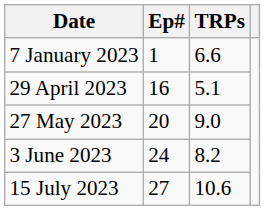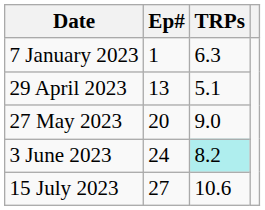(208, 54) 6.6 -> (208, 54) 6.3
(159, 88) 16 -> (159, 88) 13
(208, 155) no background -> (208, 155) paleturquoise background
